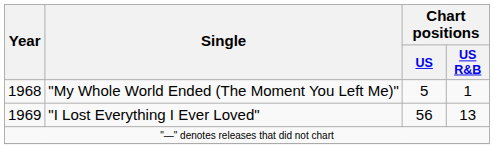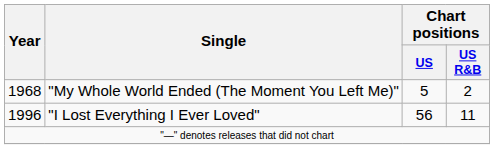(468, 91) 1 -> (468, 91) 2
(25, 115) 1969 -> (25, 115) 1996
(468, 115) 13 -> (468, 115) 11
